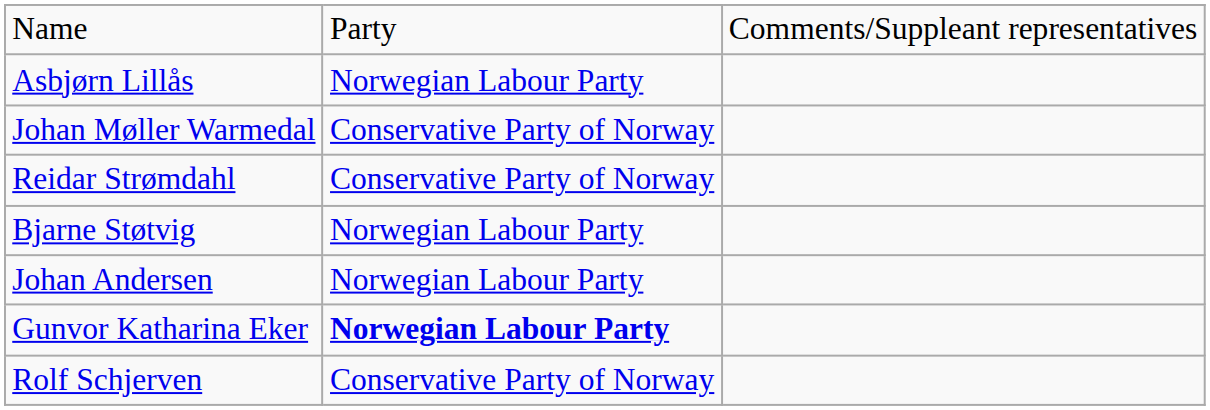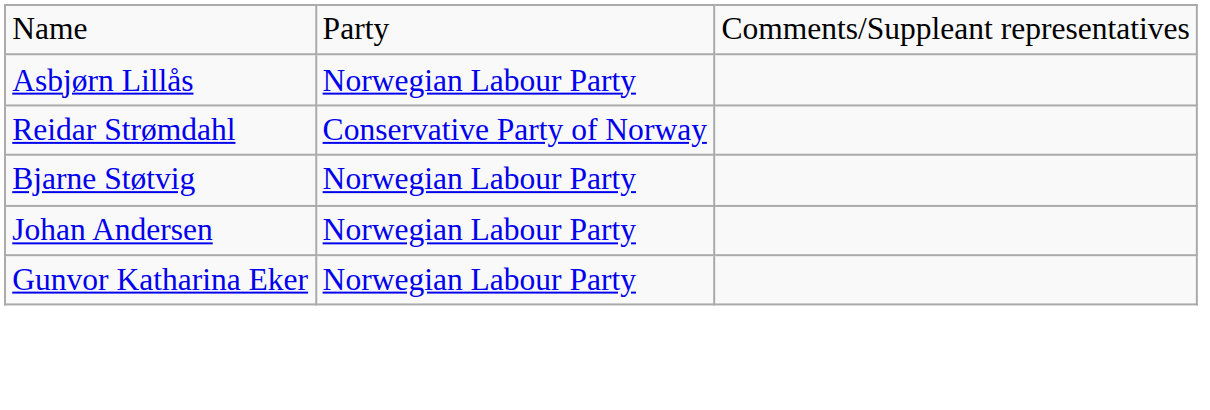- row: (164, 129)
(500, 329) bold -> (479, 279) normal
- row: (107, 379)
